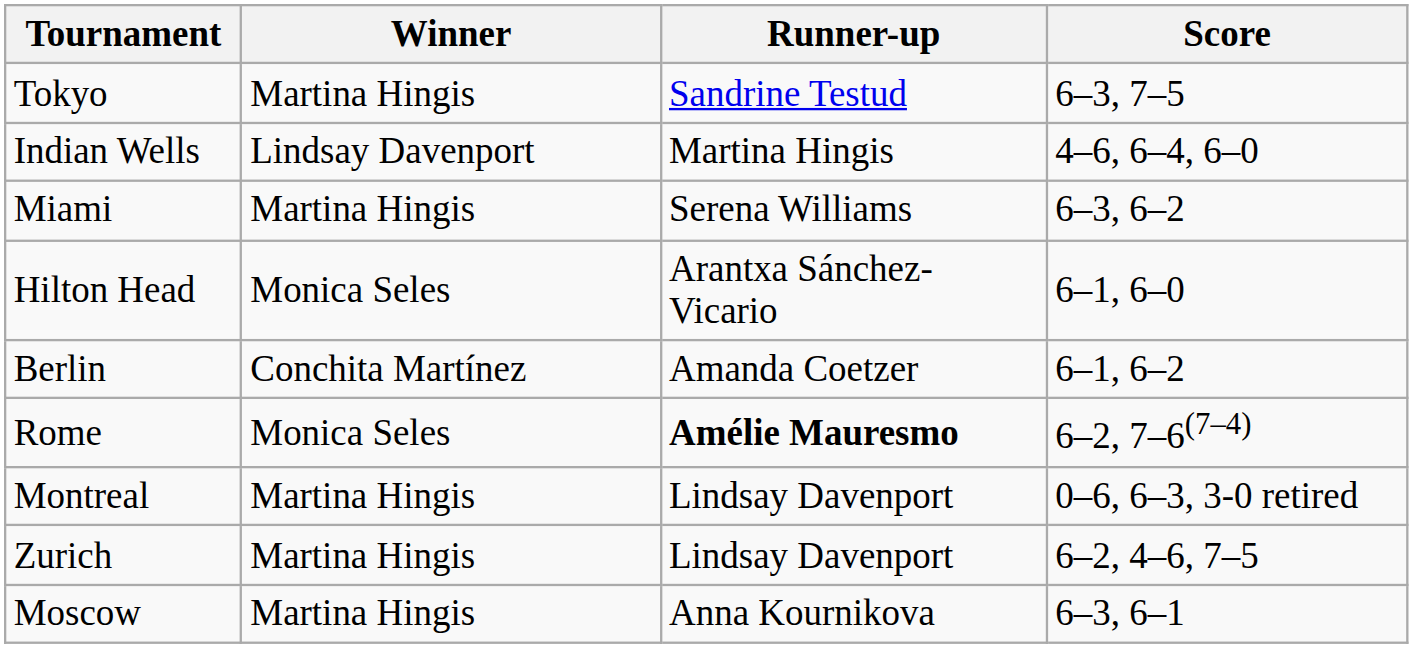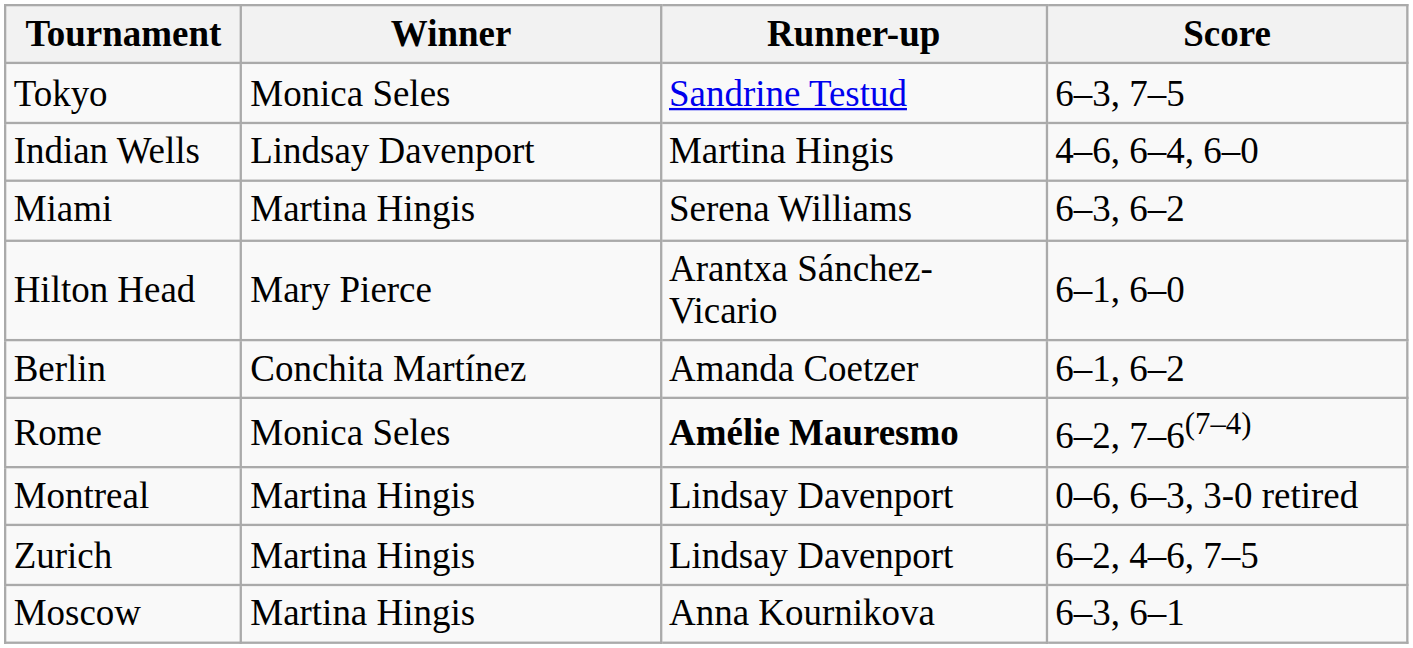(363, 92) Martina Hingis -> (350, 92) Monica Seles
(350, 289) Monica Seles -> (341, 289) Mary Pierce
